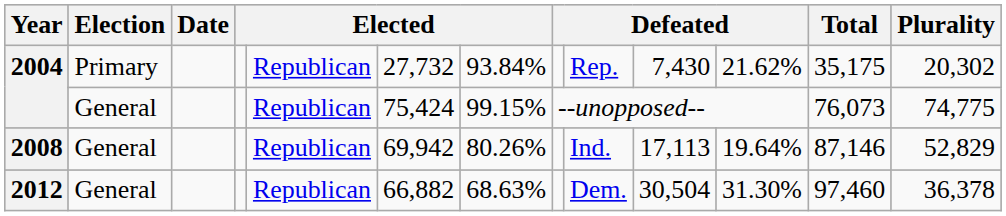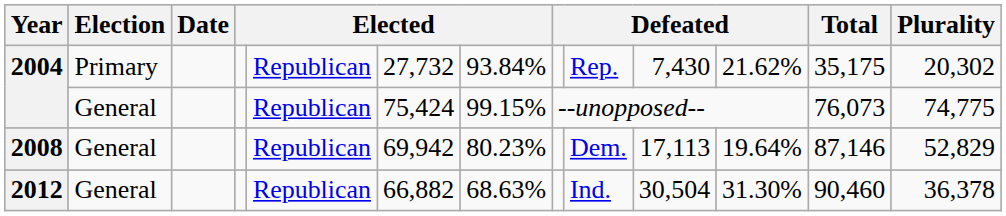(506, 148) 80.26% -> (506, 148) 80.23%
(591, 148) Ind. -> (598, 148) Dem.
(598, 189) Dem. -> (591, 189) Ind.
(850, 189) 97,460 -> (850, 189) 90,460
